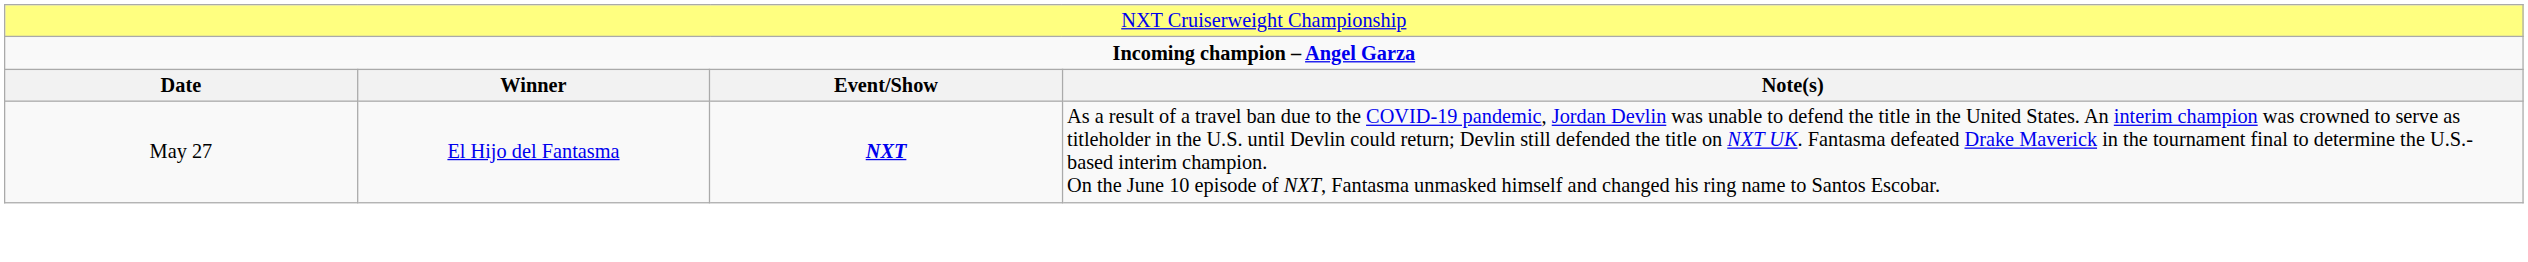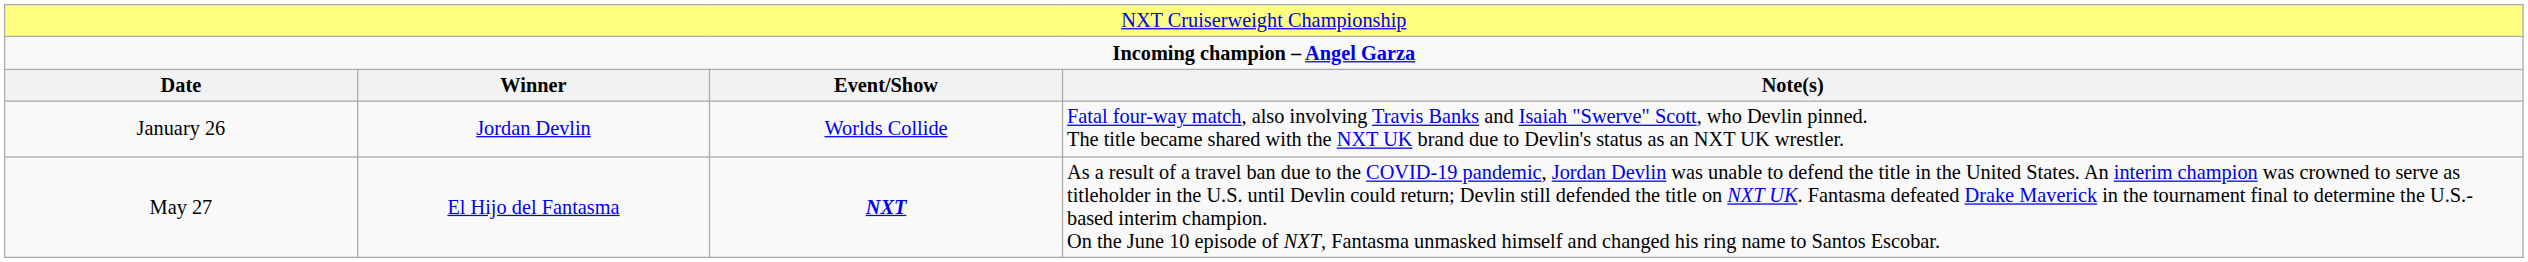+ row: (181, 128)
